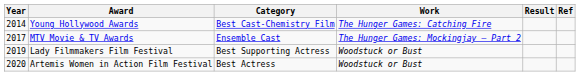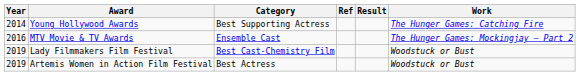columns swapped: (430, 11) <-> (566, 11)
(275, 24) Best Cast-Chemistry Film -> (273, 24) Best Supporting Actress
(16, 38) 2017 -> (16, 38) 2016
(273, 51) Best Supporting Actress -> (275, 51) Best Cast-Chemistry Film
(16, 64) 2020 -> (16, 64) 2019
